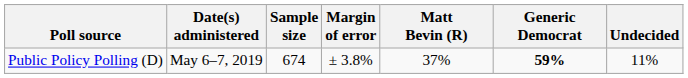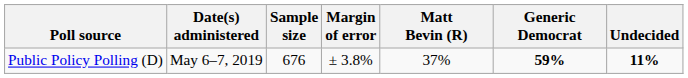(294, 60) 674 -> (294, 60) 676
(645, 60) normal -> (645, 60) bold
